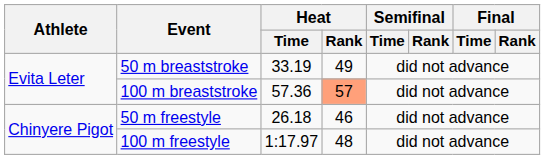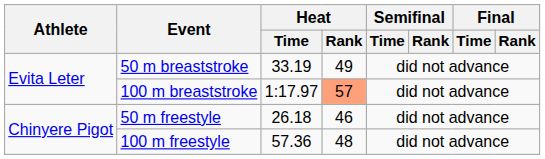(291, 92) 57.36 -> (291, 92) 1:17.97
(291, 142) 1:17.97 -> (291, 142) 57.36
